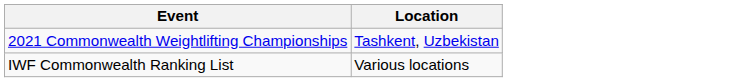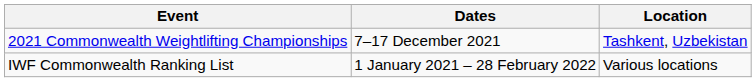+ column: (475, 16)
